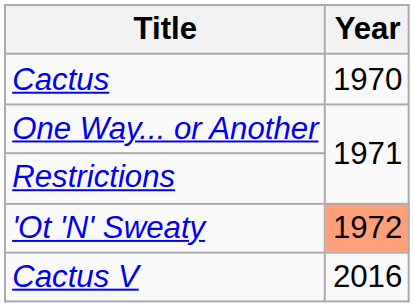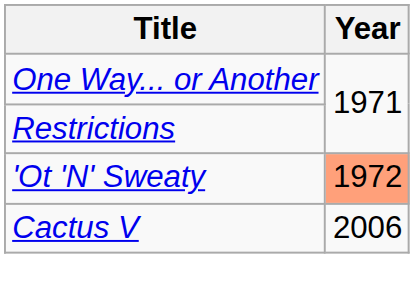- row: (61, 78)
(368, 276) 2016 -> (368, 227) 2006
